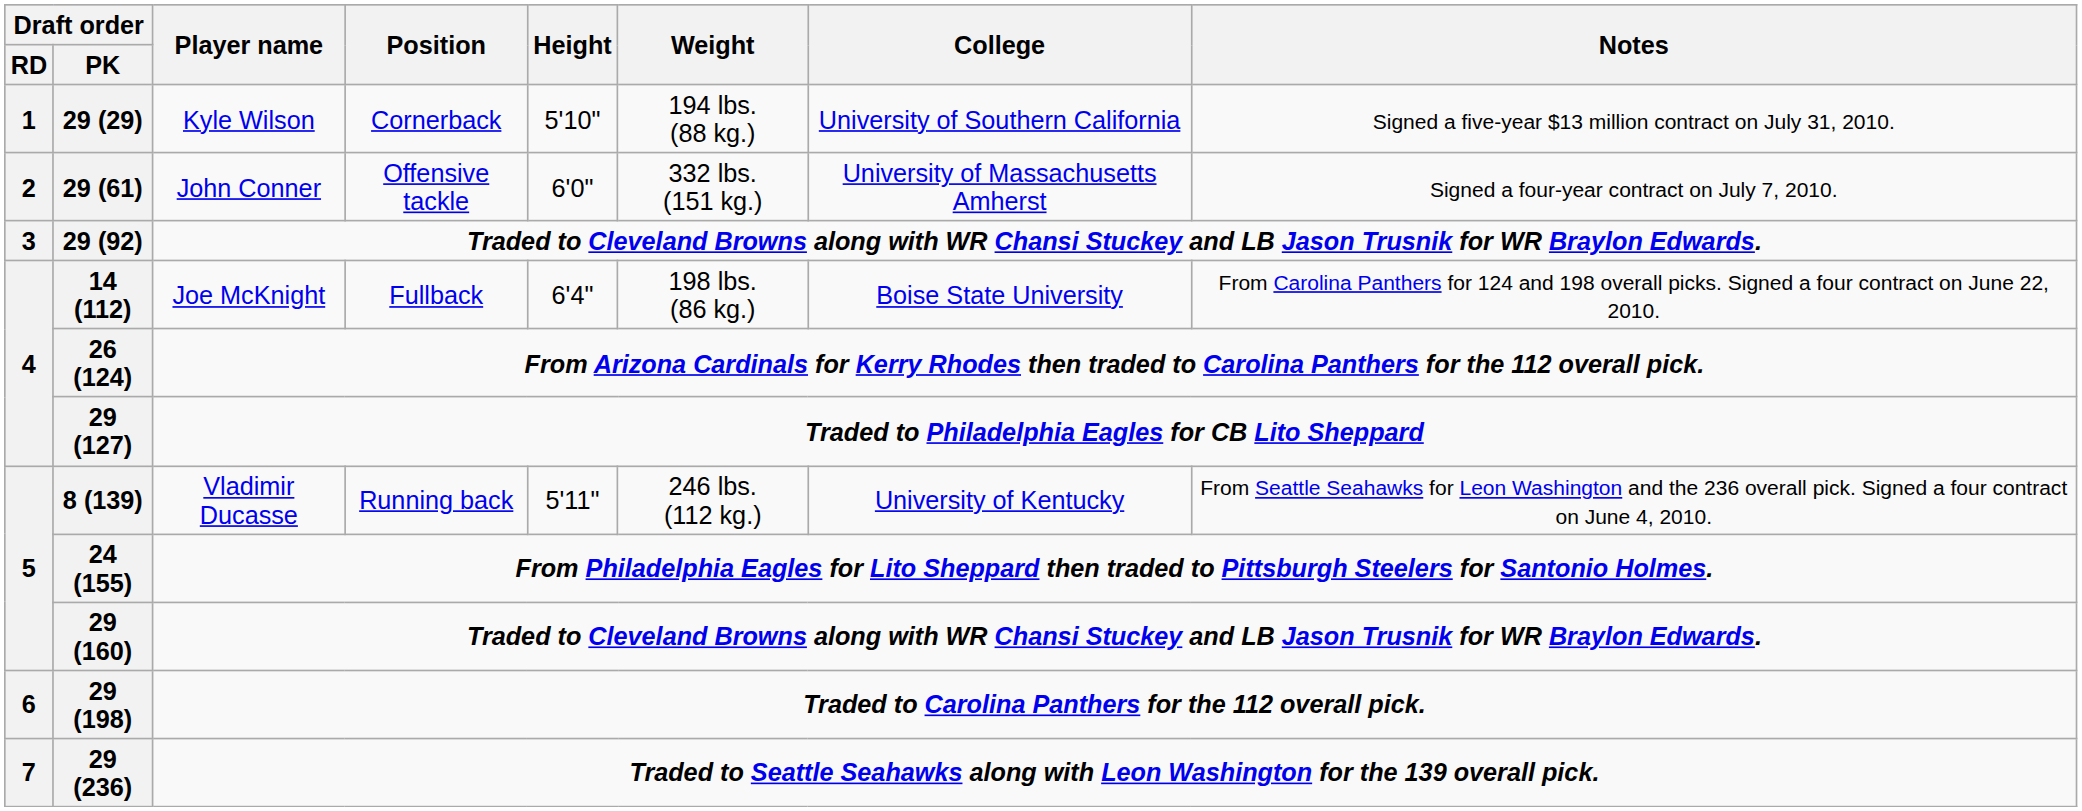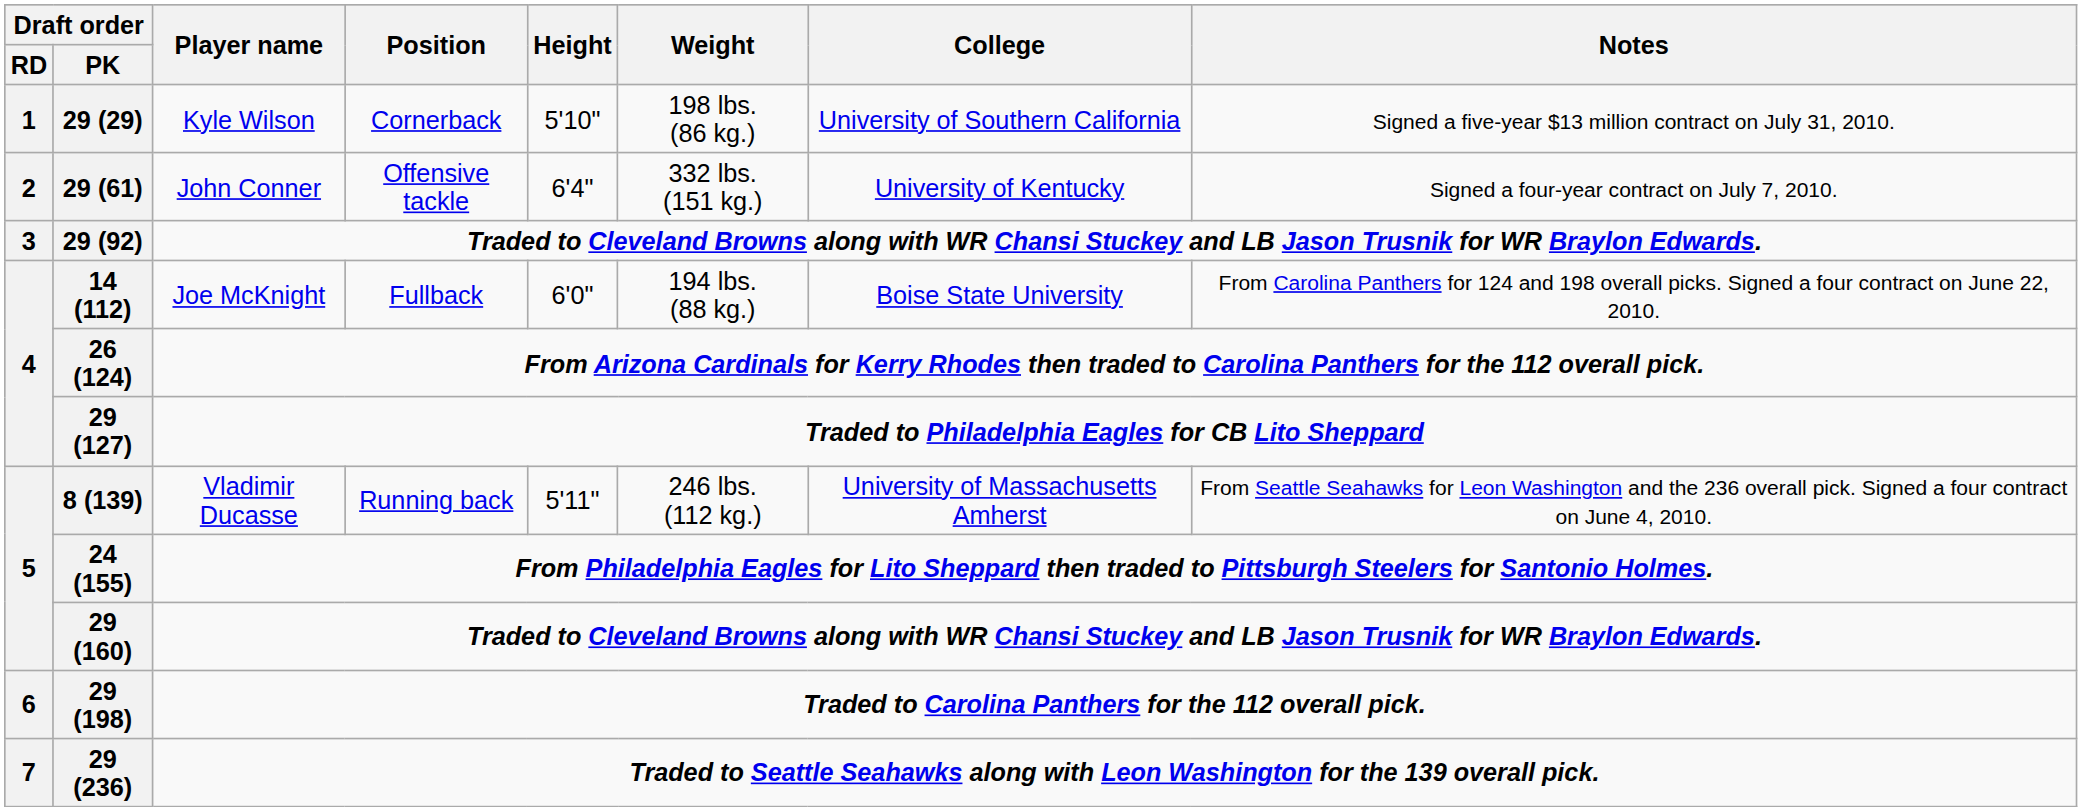(713, 119) 194 lbs. (88 kg.) -> (713, 119) 198 lbs. (86 kg.)
(572, 187) 6'0" -> (572, 187) 6'4"
(1000, 187) University of Massachusetts Amherst -> (1000, 187) University of Kentucky
(572, 295) 6'4" -> (572, 295) 6'0"
(713, 295) 198 lbs. (86 kg.) -> (713, 295) 194 lbs. (88 kg.)
(1000, 500) University of Kentucky -> (1000, 500) University of Massachusetts Amherst
